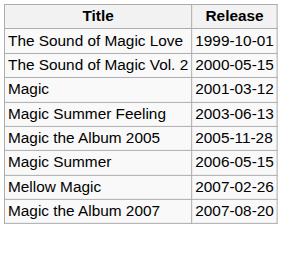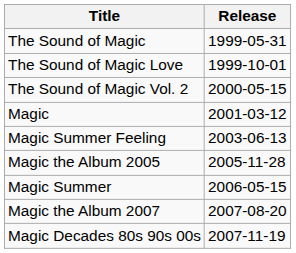+ row: (77, 41)
- row: (55, 187)
+ row: (104, 235)
